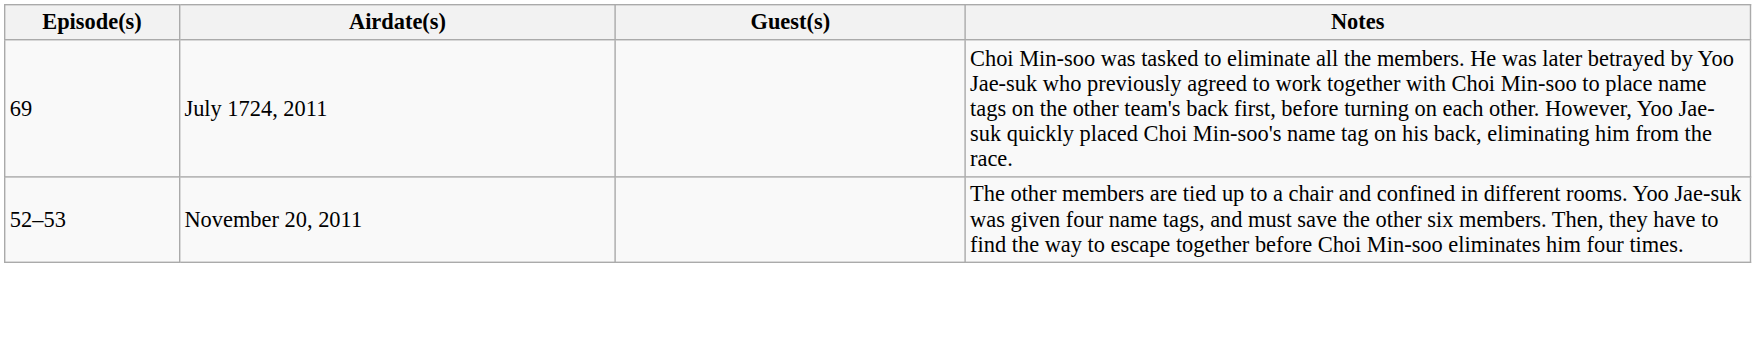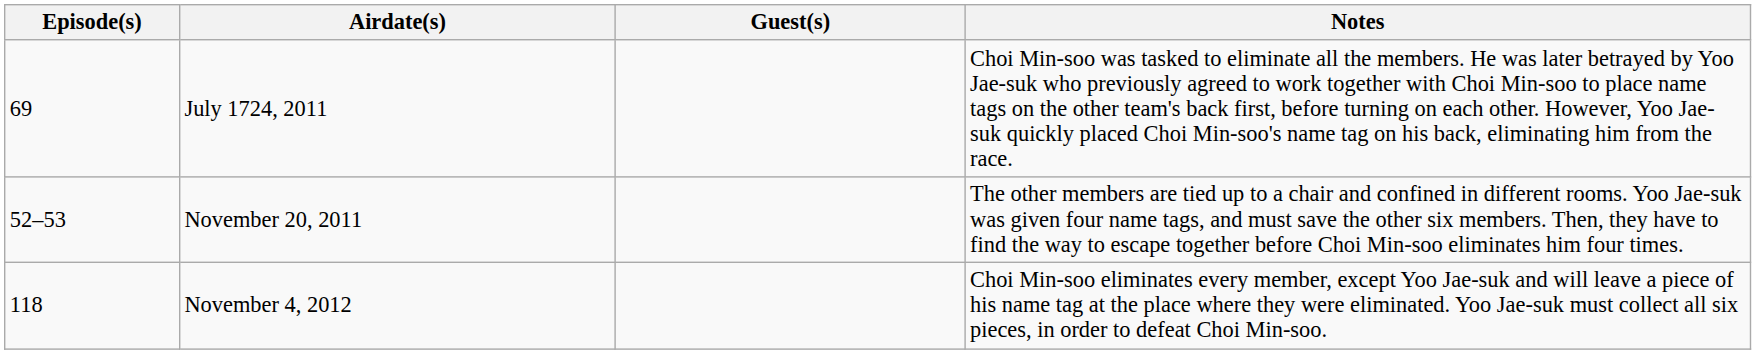+ row: (268, 305)
